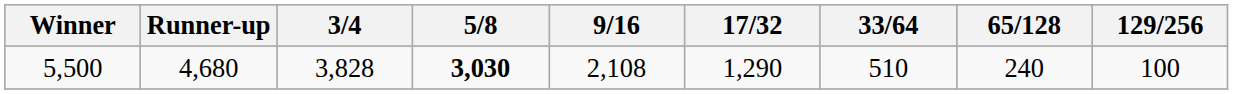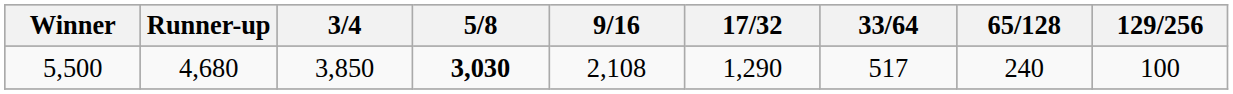(345, 67) 3,828 -> (345, 67) 3,850
(888, 67) 510 -> (888, 67) 517
